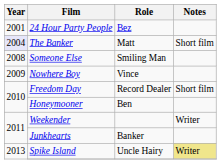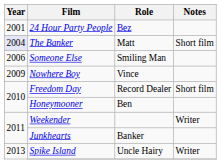(16, 58) 2008 -> (16, 58) 2006
(188, 151) khaki background -> (188, 151) no background
